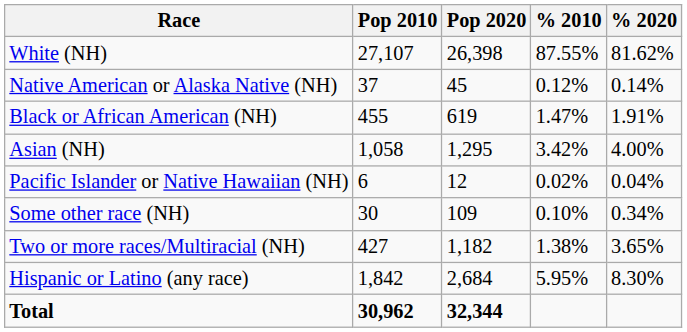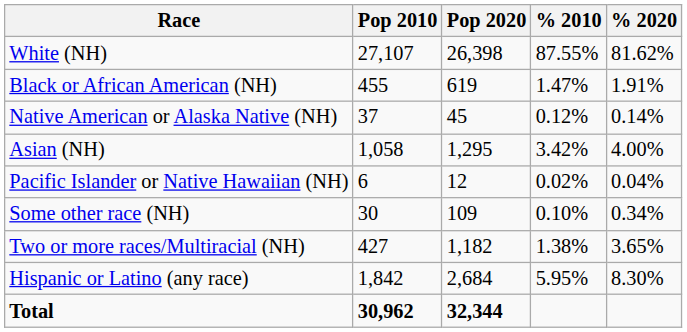rows swapped: (143, 117) <-> (173, 85)
